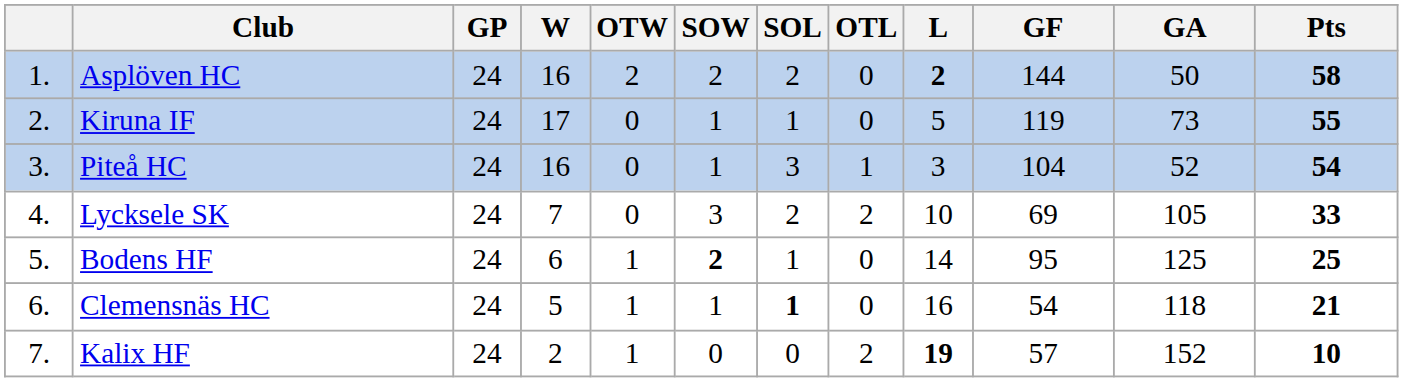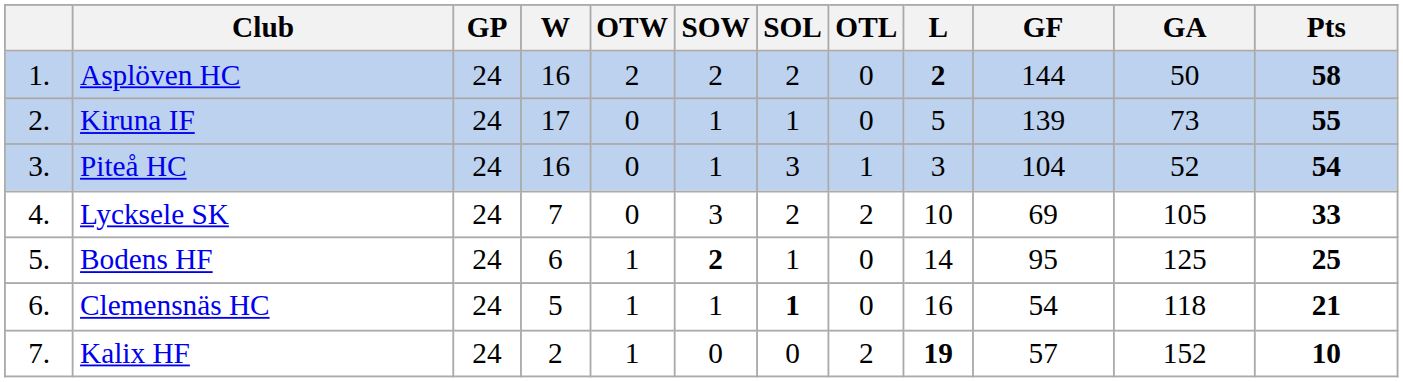(1043, 120) 119 -> (1043, 120) 139
